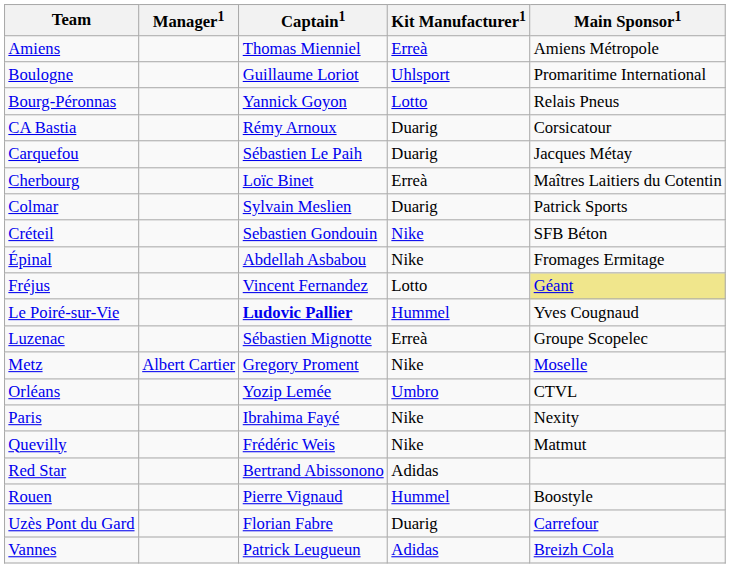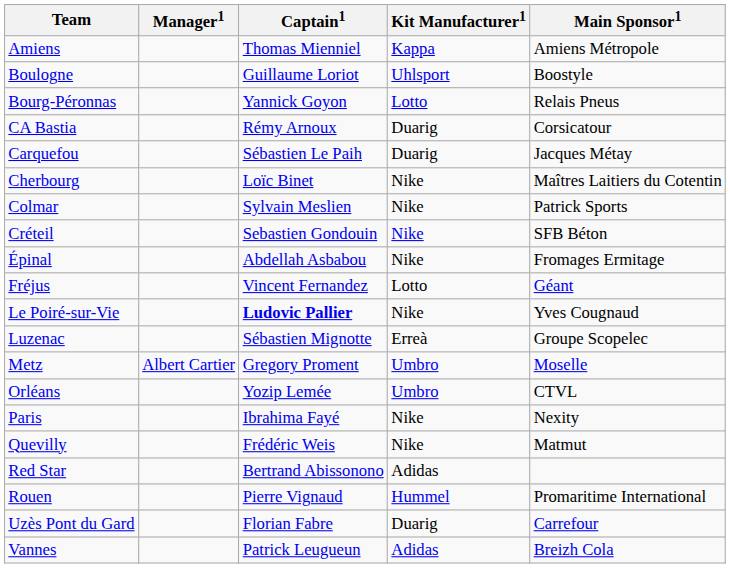(409, 48) Erreà -> (413, 48) Kappa
(620, 74) Promaritime International -> (563, 74) Boostyle
(409, 180) Erreà -> (408, 180) Nike
(414, 206) Duarig -> (408, 206) Nike
(554, 286) khaki background -> (554, 286) no background
(420, 312) Hummel -> (408, 312) Nike
(408, 365) Nike -> (415, 365) Umbro
(563, 497) Boostyle -> (620, 497) Promaritime International
